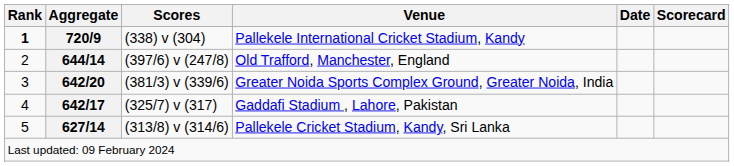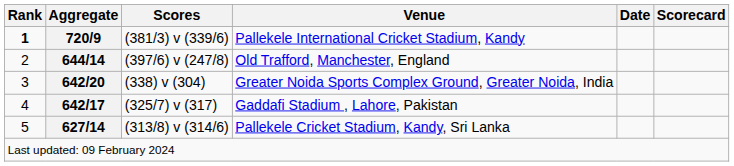(165, 37) (338) v (304) -> (177, 37) (381/3) v (339/6)
(177, 82) (381/3) v (339/6) -> (165, 82) (338) v (304)
